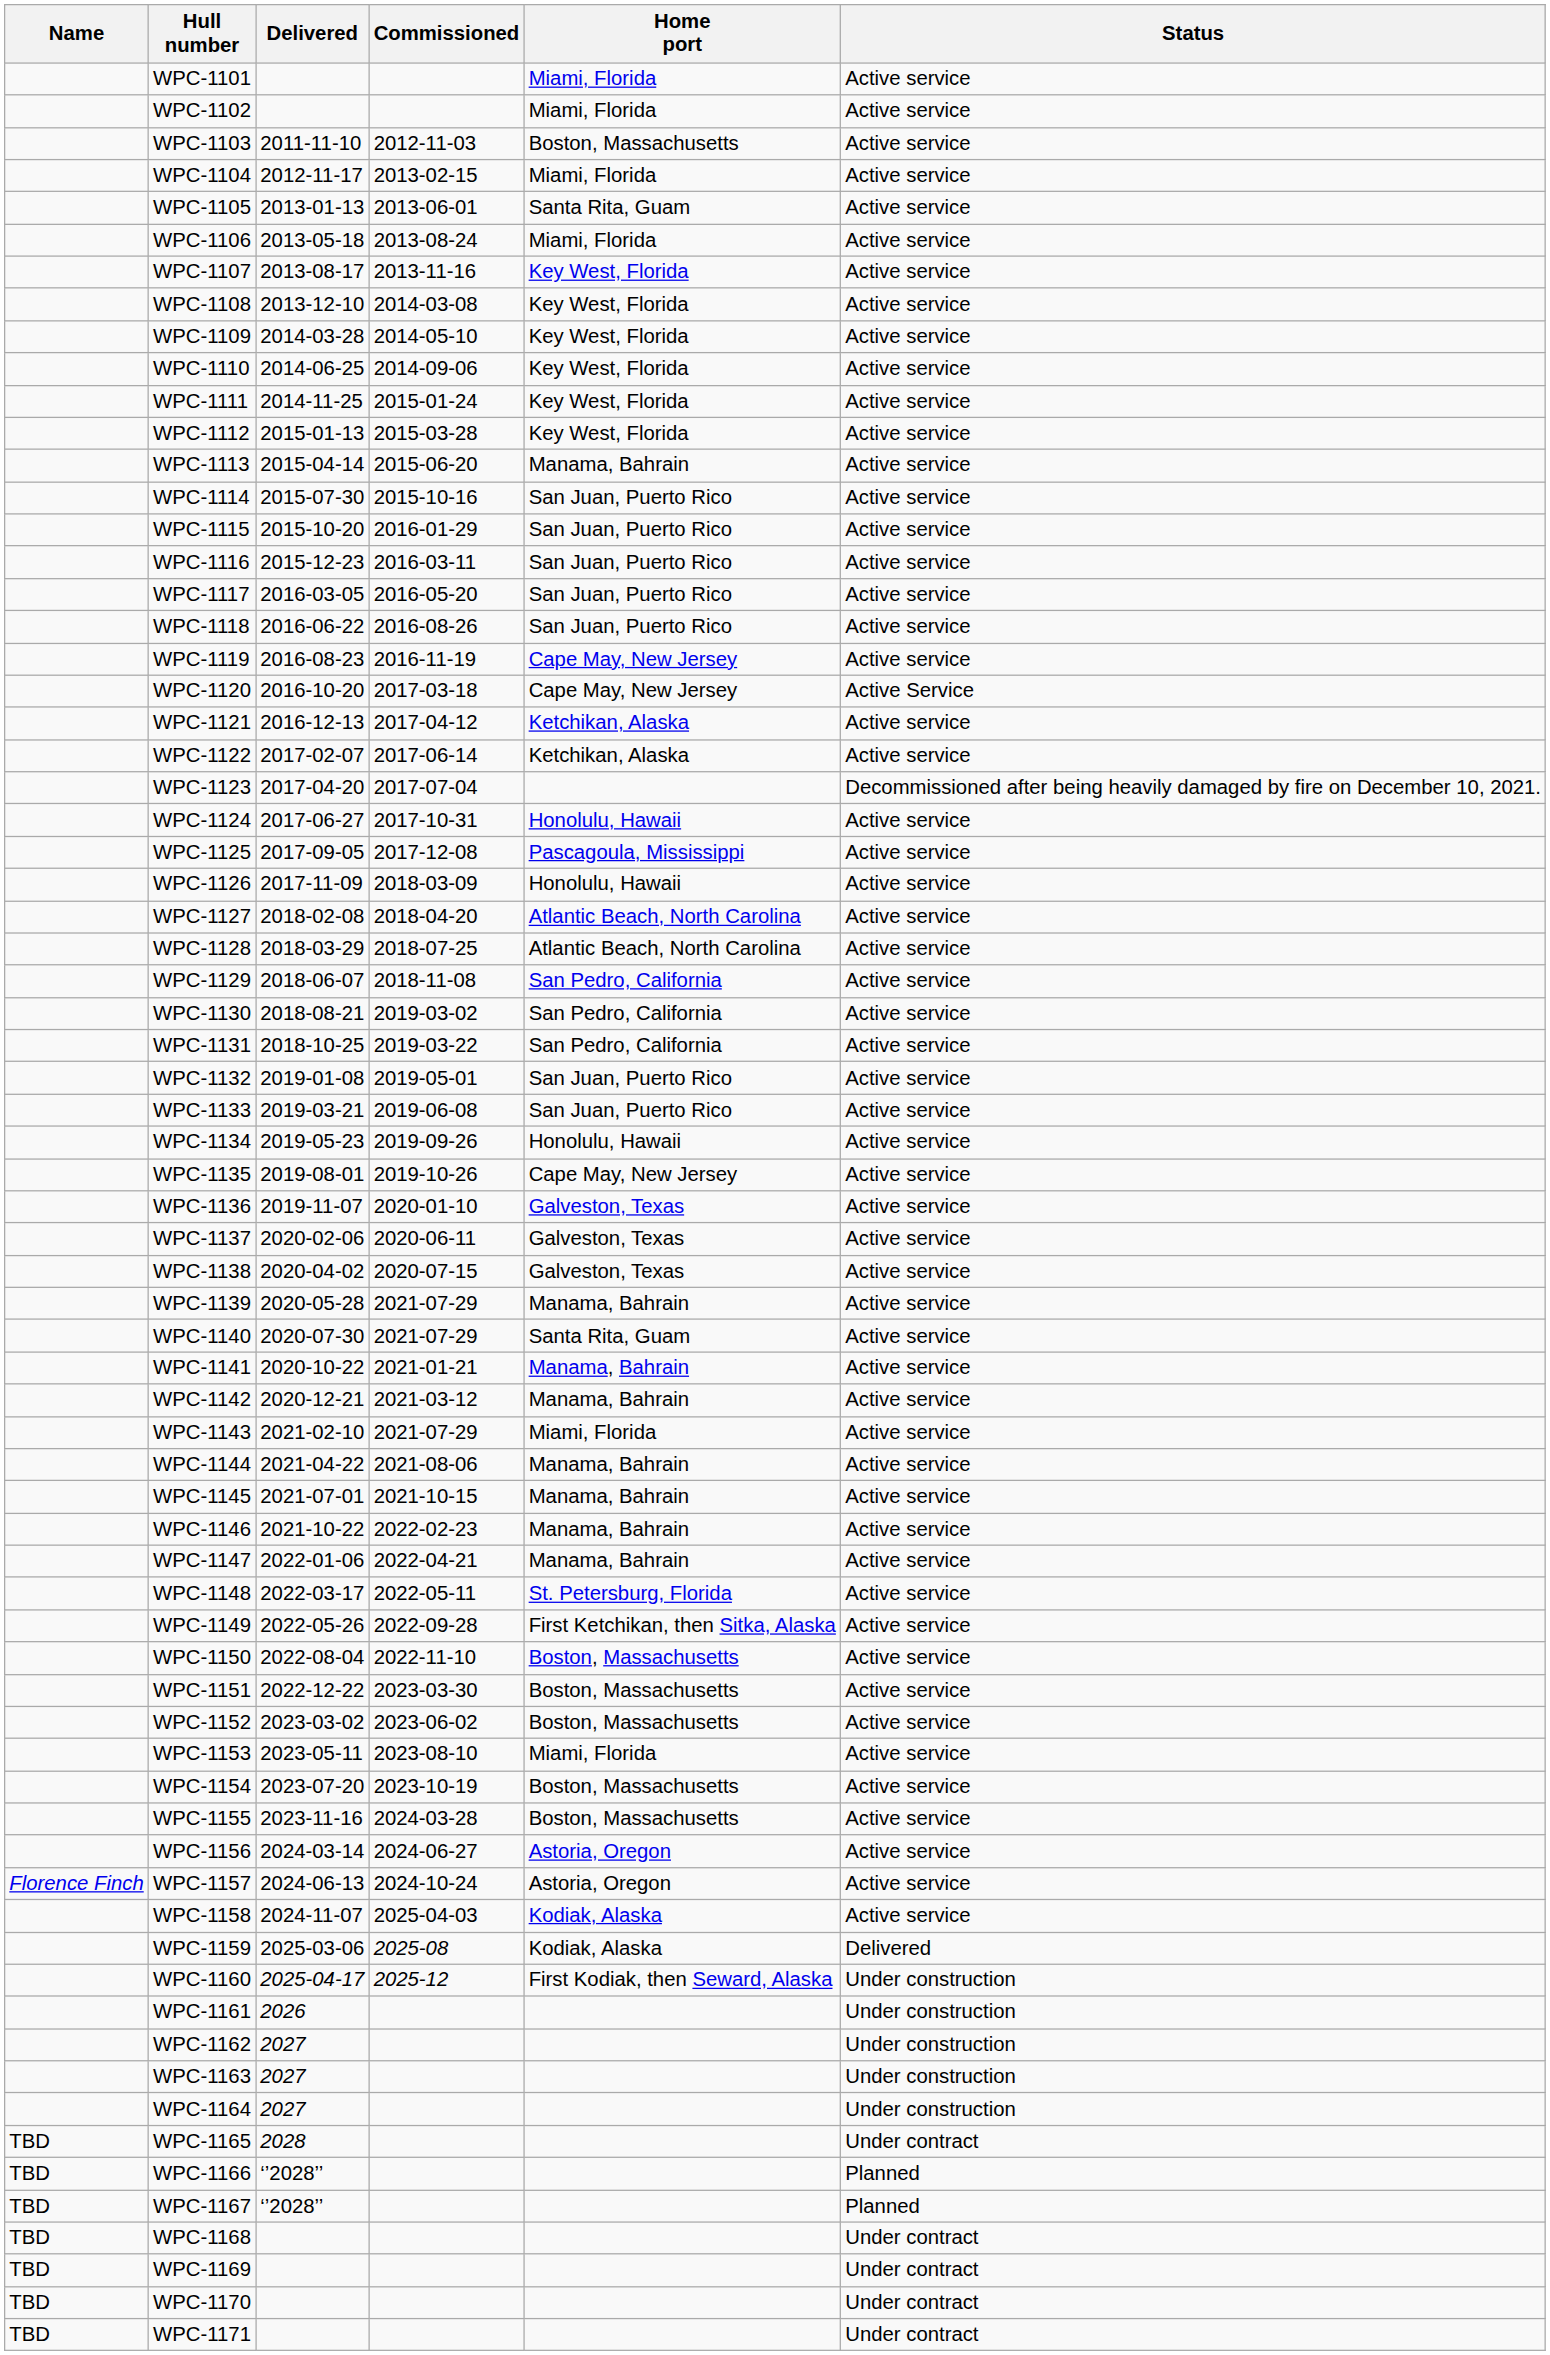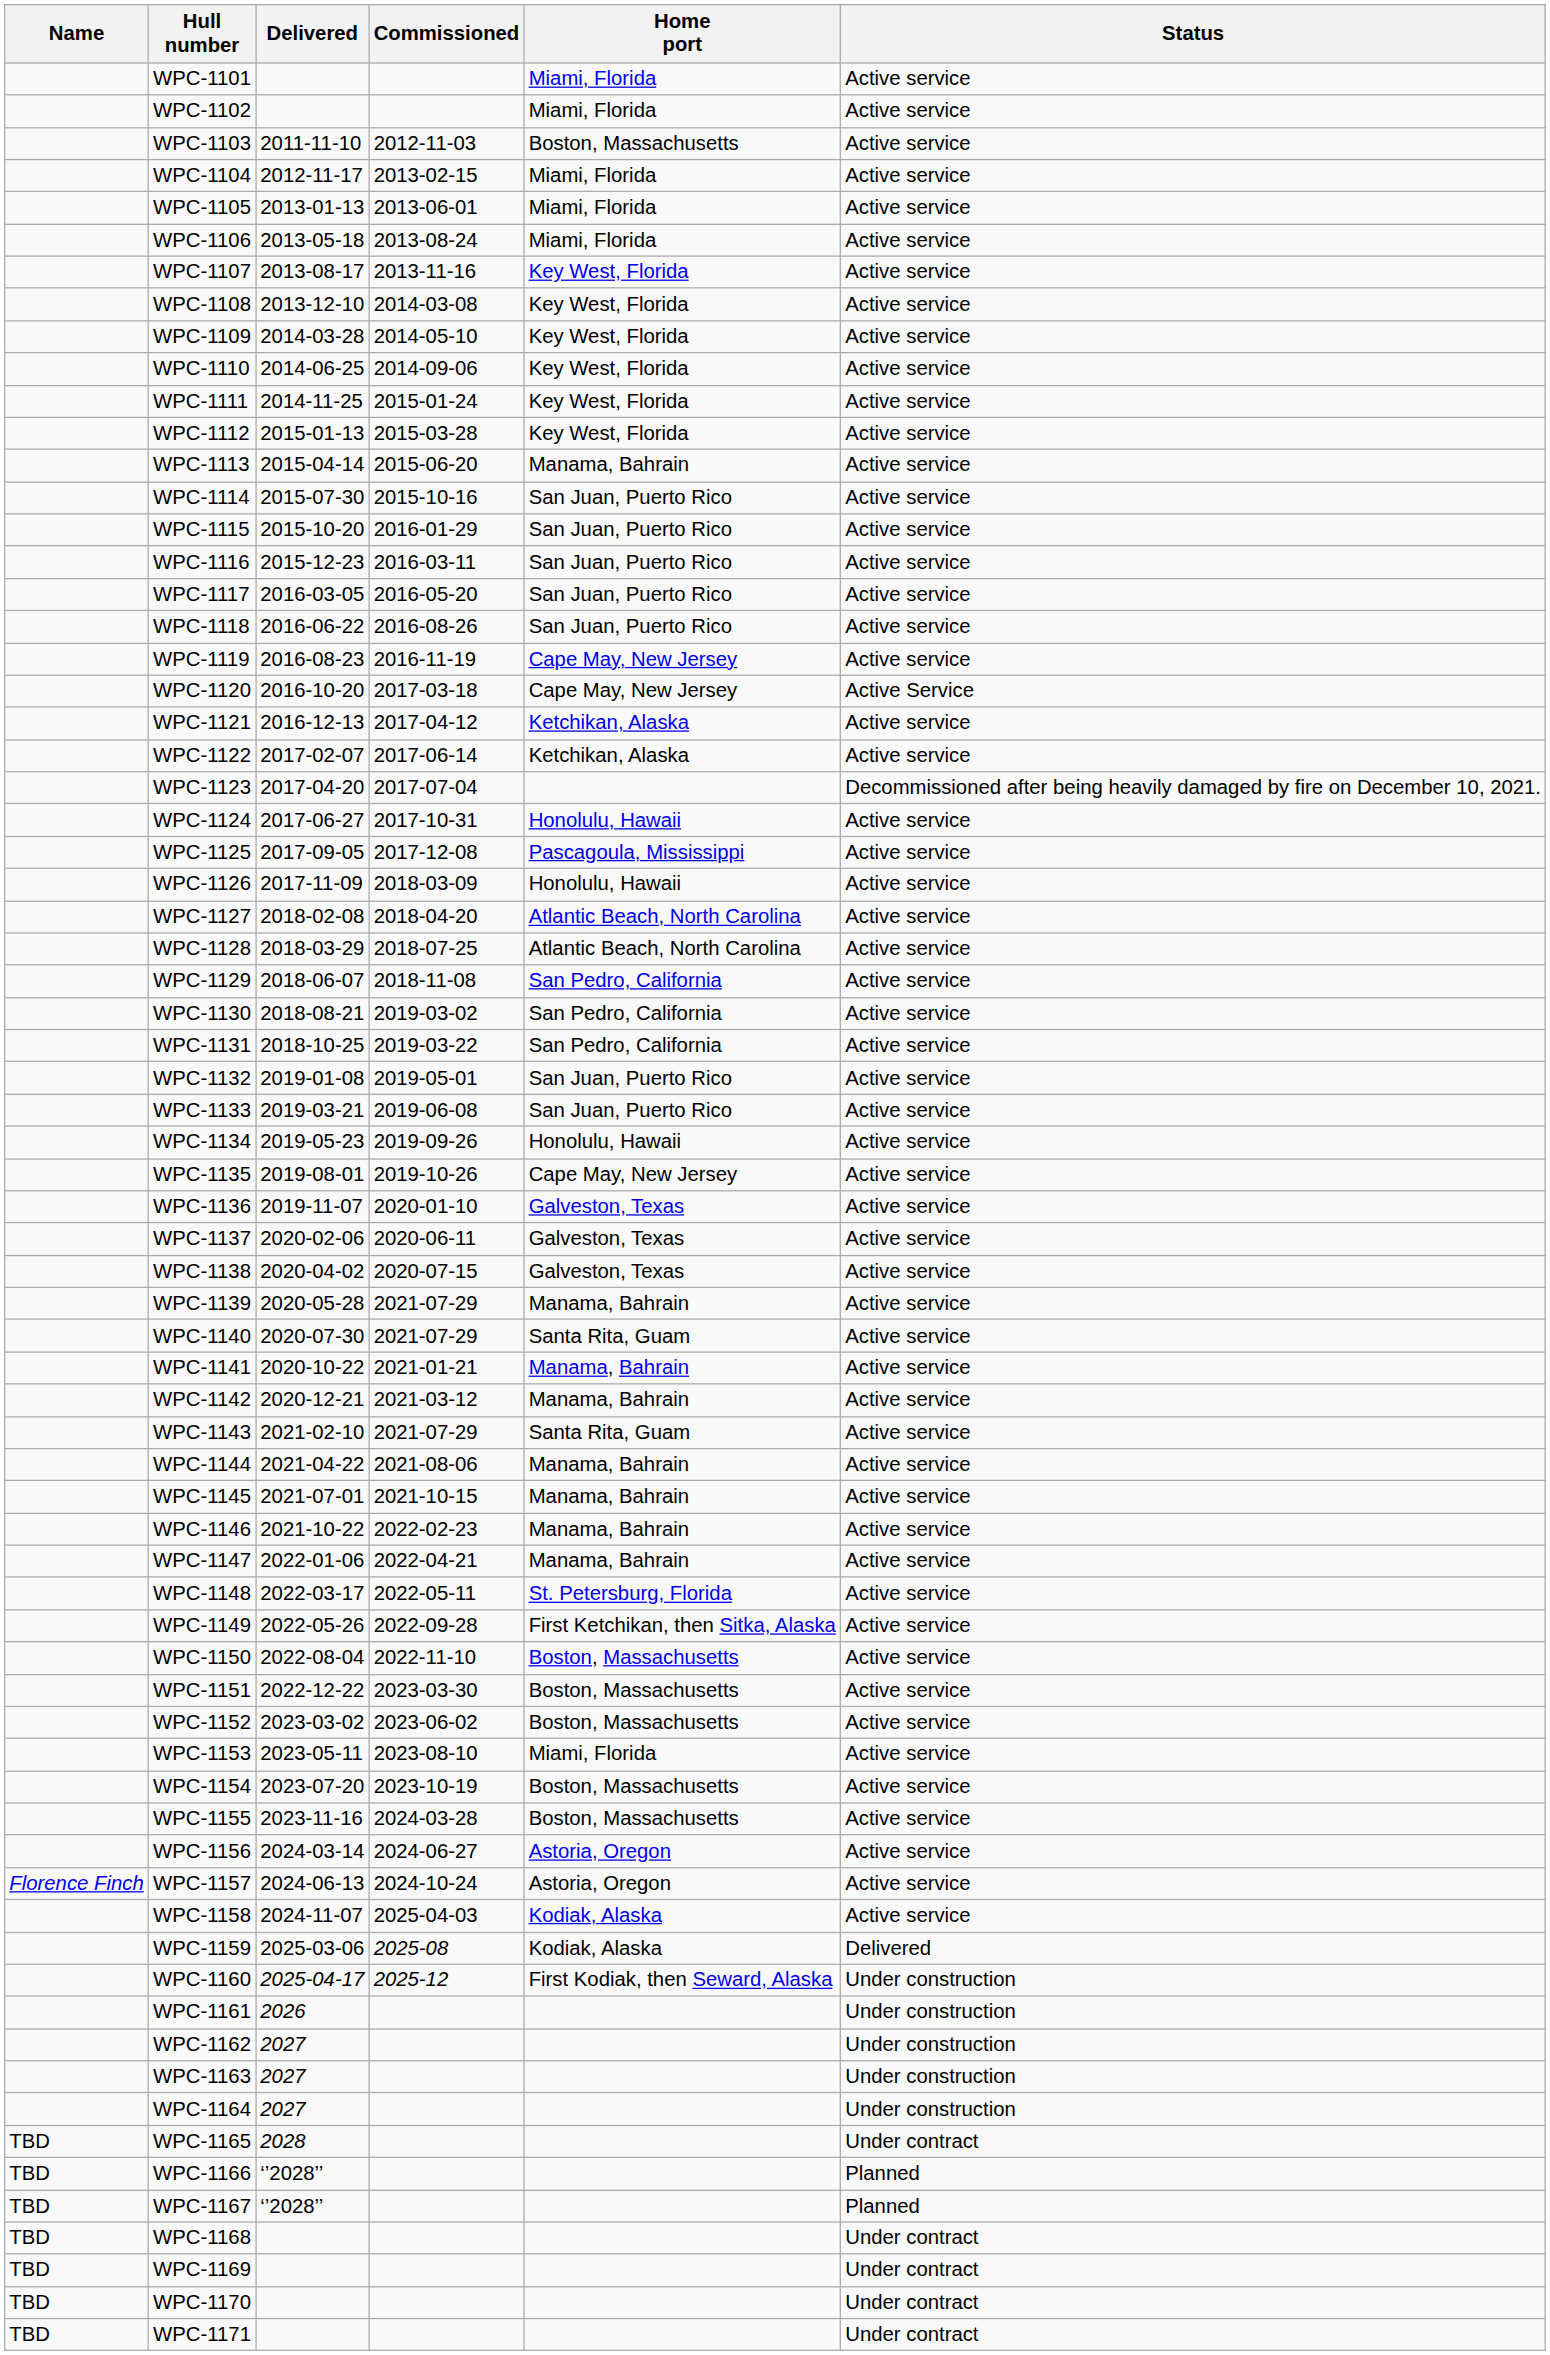(609, 207) Santa Rita, Guam -> (592, 207) Miami, Florida
(592, 1432) Miami, Florida -> (609, 1432) Santa Rita, Guam
